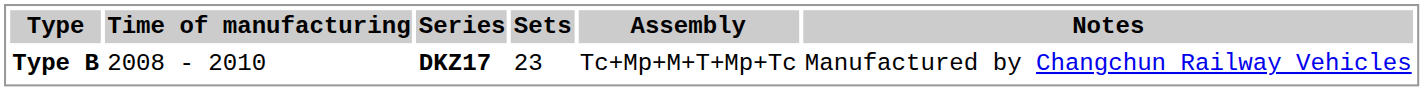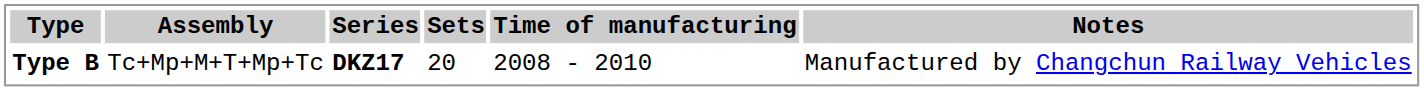columns swapped: (259, 27) <-> (688, 27)
(528, 64) 23 -> (442, 64) 20
